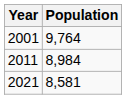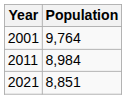(63, 82) 8,581 -> (63, 82) 8,851
